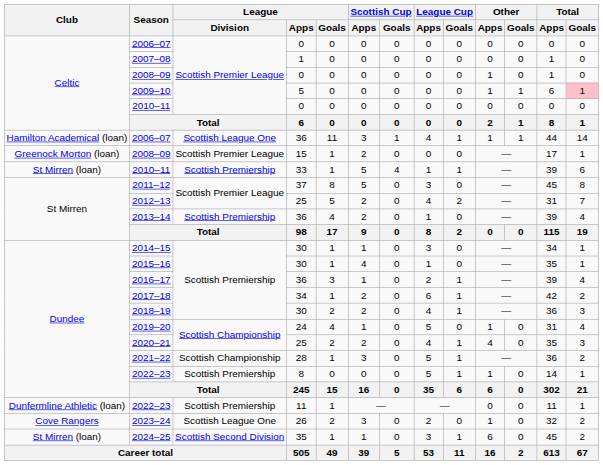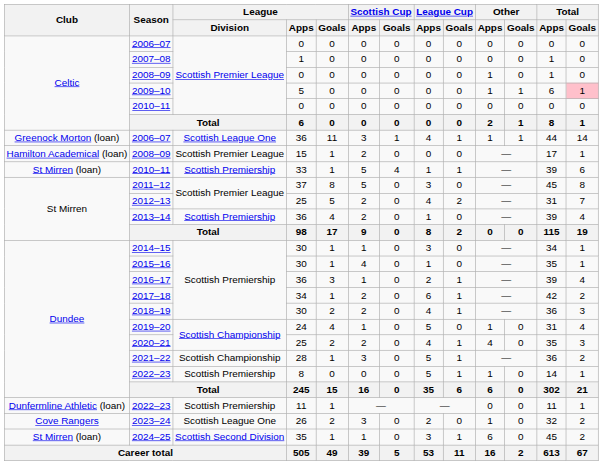(67, 138) Hamilton Academical (loan) -> (67, 138) Greenock Morton (loan)
(67, 153) Greenock Morton (loan) -> (67, 153) Hamilton Academical (loan)
